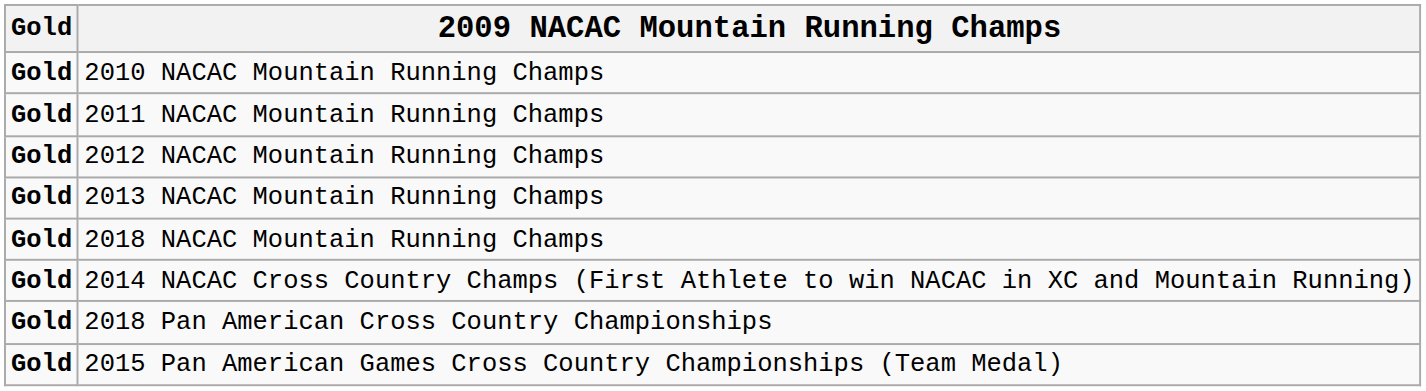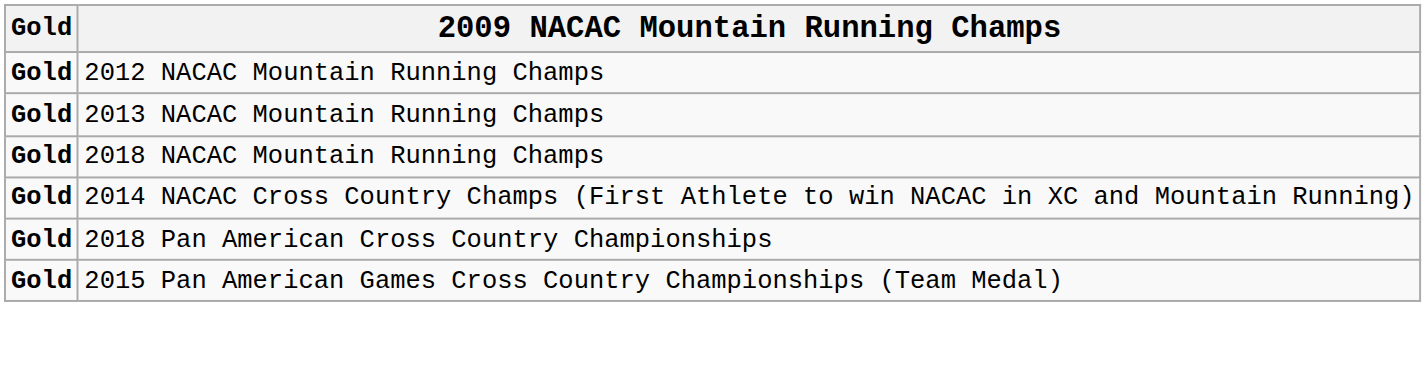- row: (344, 73)
- row: (344, 115)
